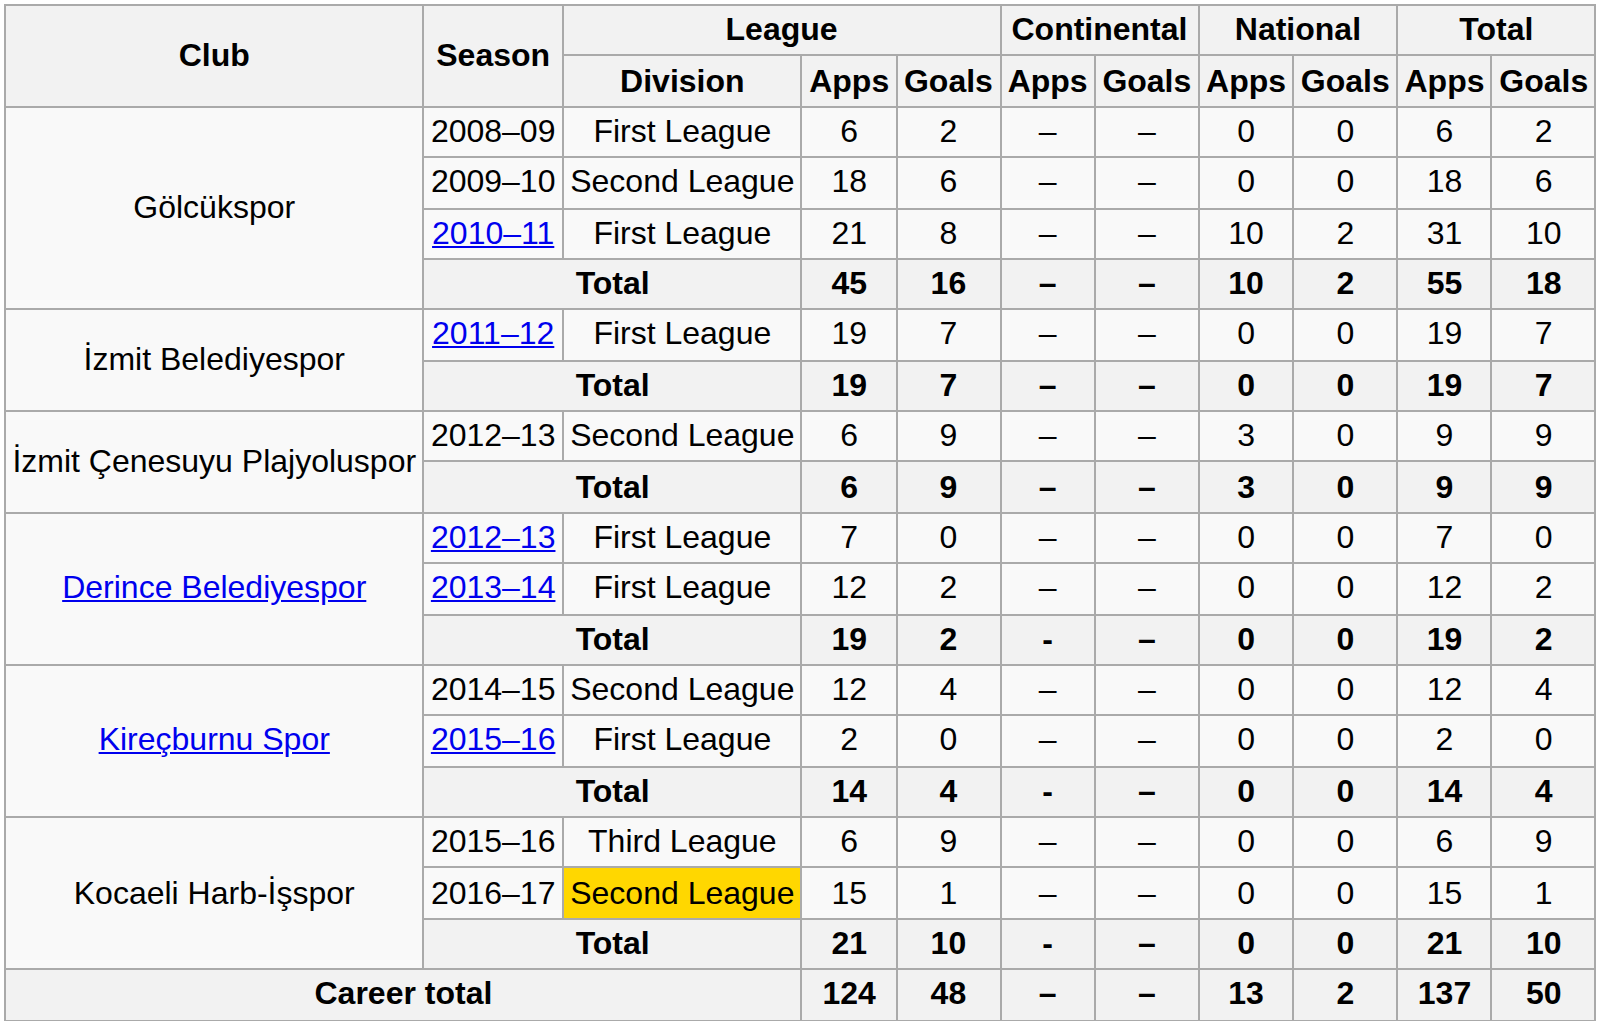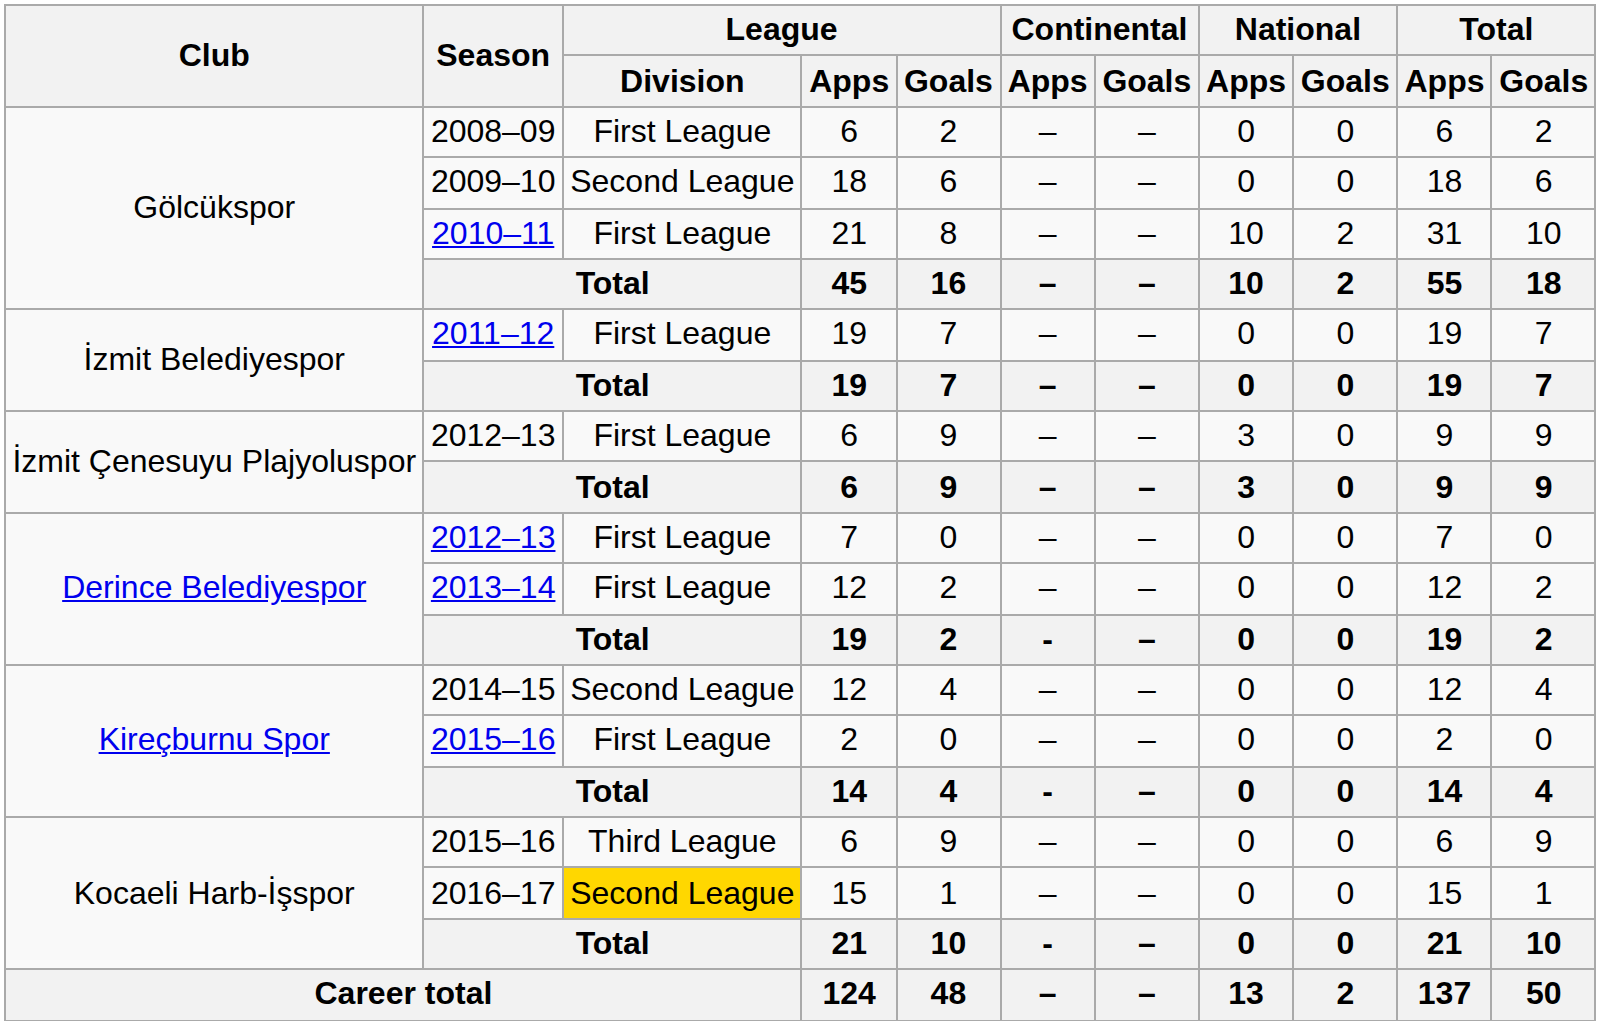(682, 435) Second League -> (682, 435) First League
